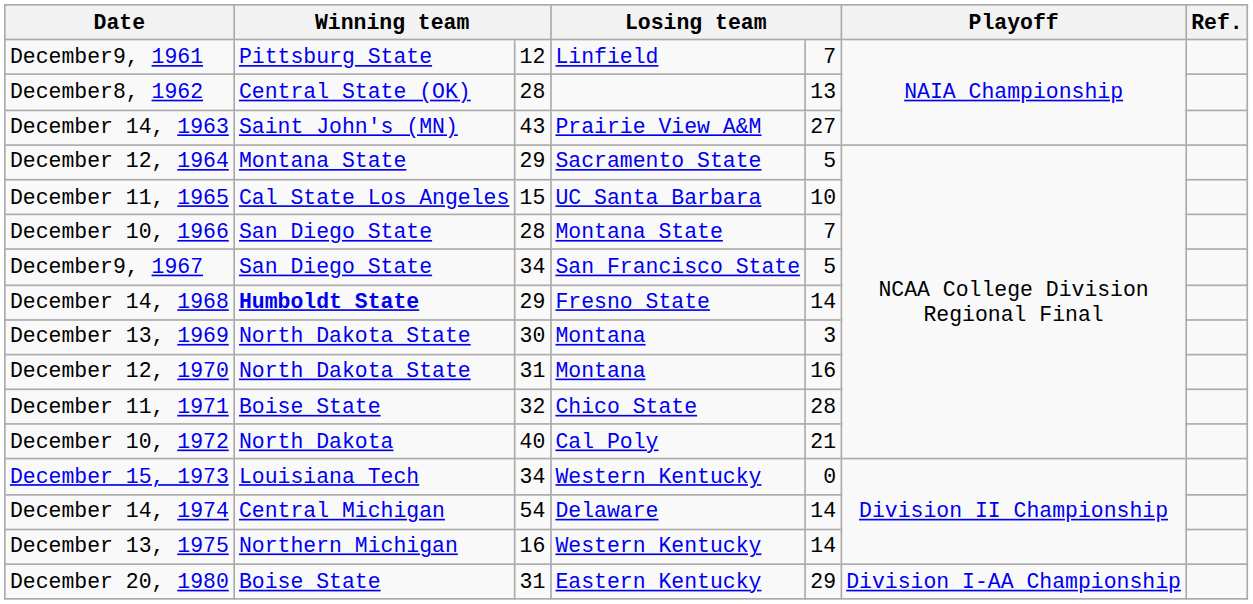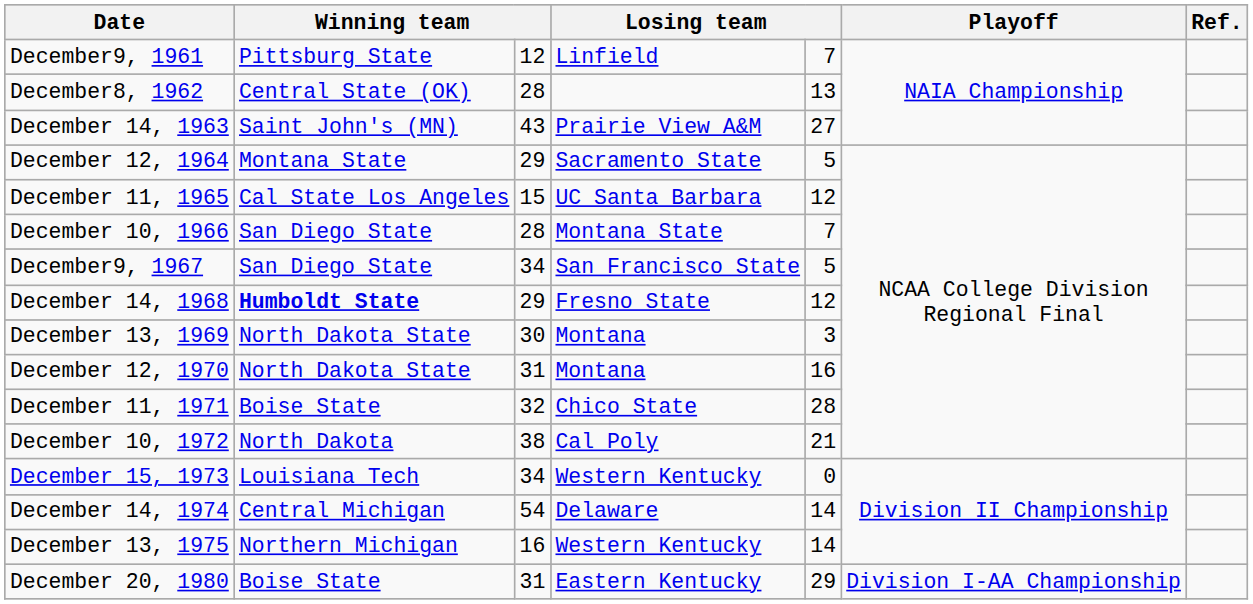(823, 197) 10 -> (823, 197) 12
(823, 302) 14 -> (823, 302) 12
(532, 442) 40 -> (532, 442) 38
